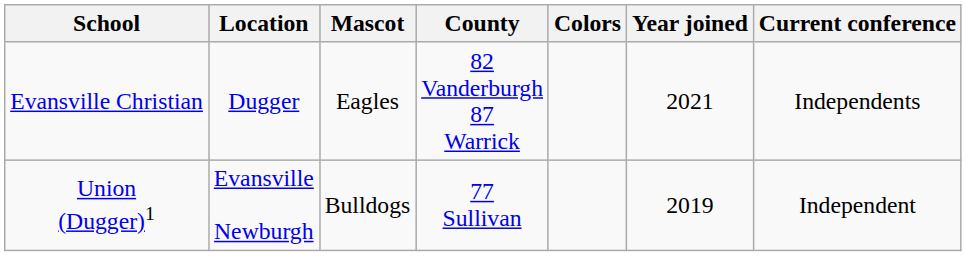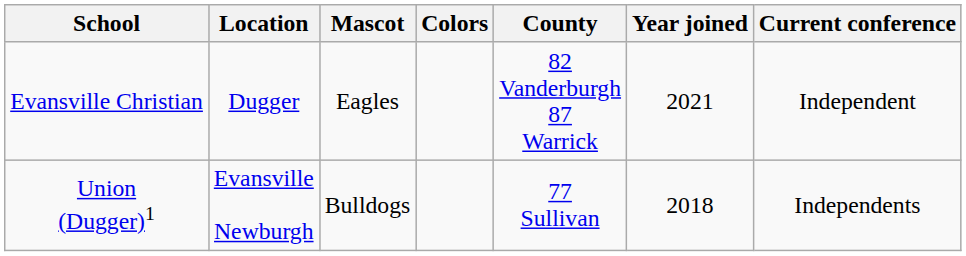columns swapped: (588, 23) <-> (482, 23)
(857, 100) Independents -> (857, 100) Independent
(690, 204) 2019 -> (690, 204) 2018
(857, 204) Independent -> (857, 204) Independents
